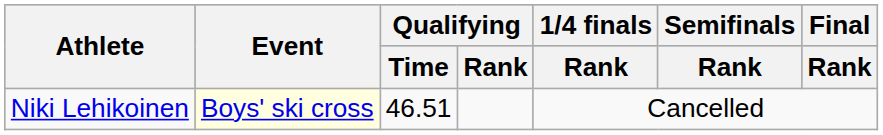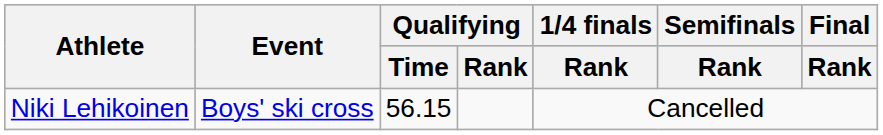(287, 108) lightyellow background -> (287, 108) no background
(419, 108) 46.51 -> (419, 108) 56.15
